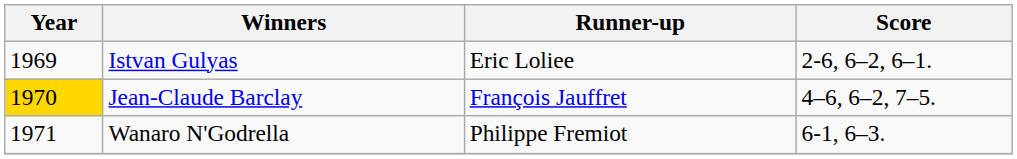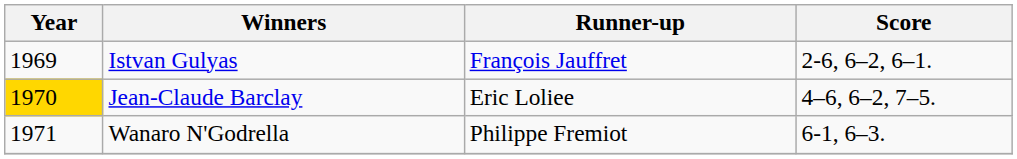(522, 60) Eric Loliee -> (548, 60) François Jauffret
(548, 97) François Jauffret -> (522, 97) Eric Loliee
